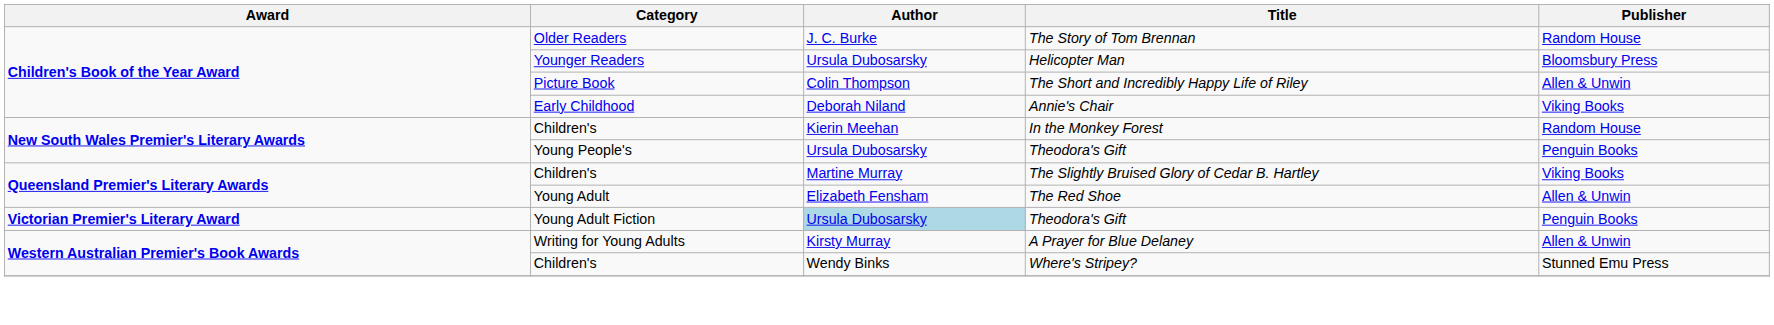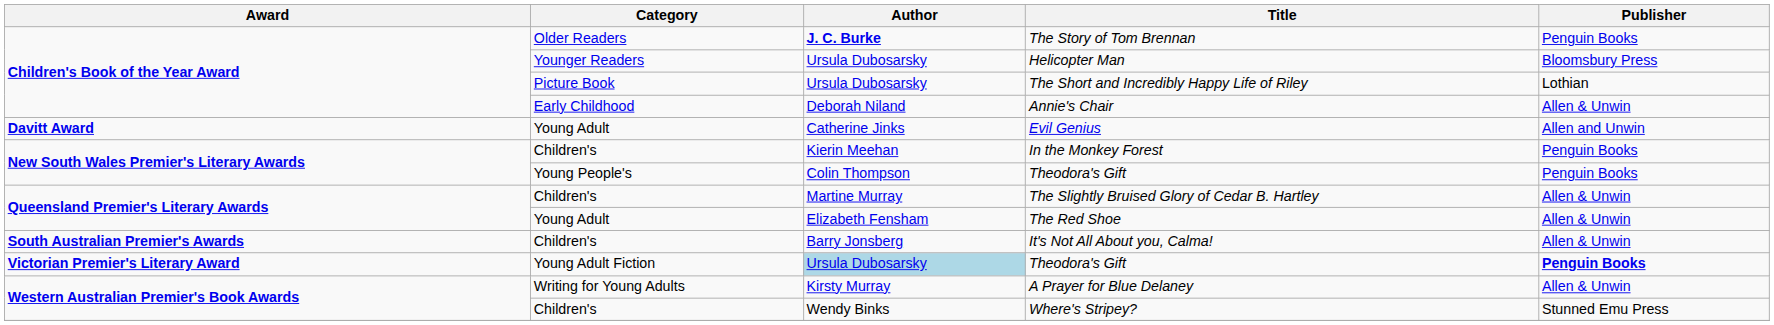(842, 38) normal -> (844, 38) bold
(1591, 38) Random House -> (1590, 38) Penguin Books
(858, 83) Colin Thompson -> (867, 83) Ursula Dubosarsky
(1586, 83) Allen & Unwin -> (1565, 83) Lothian
(1583, 106) Viking Books -> (1586, 106) Allen & Unwin
+ row: (572, 128)
(1591, 128) Random House -> (1590, 151) Penguin Books
(867, 151) Ursula Dubosarsky -> (858, 173) Colin Thompson
(1583, 173) Viking Books -> (1586, 196) Allen & Unwin
+ row: (565, 241)
(1590, 219) normal -> (1594, 264) bold
